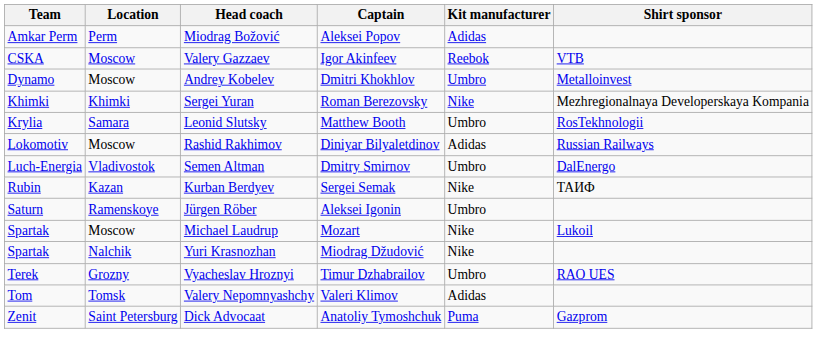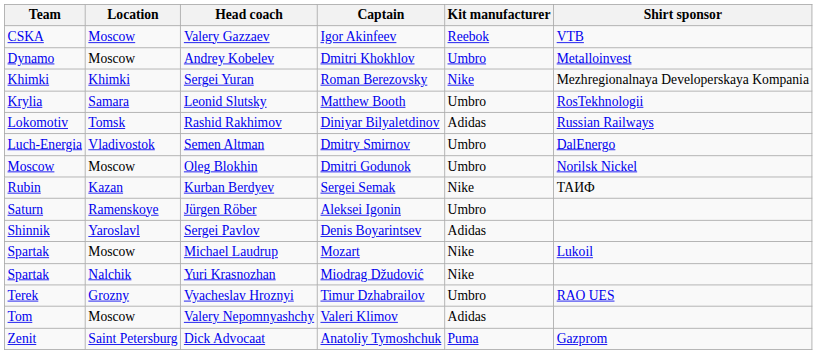- row: (232, 36)
(112, 144) Moscow -> (107, 123) Tomsk
+ row: (221, 166)
+ row: (222, 230)
(107, 295) Tomsk -> (112, 317) Moscow
